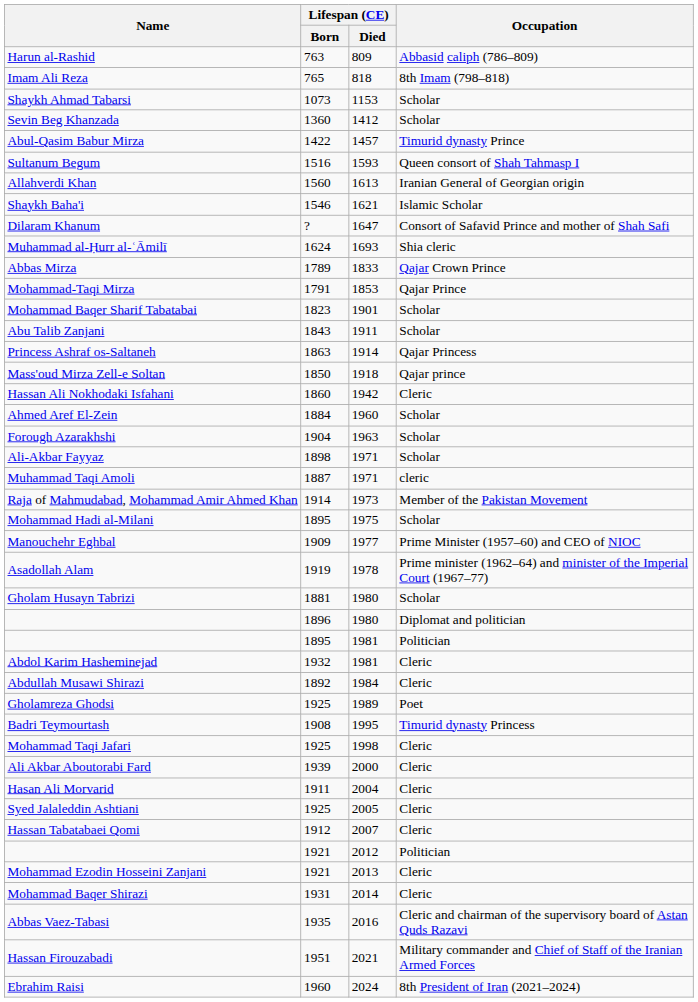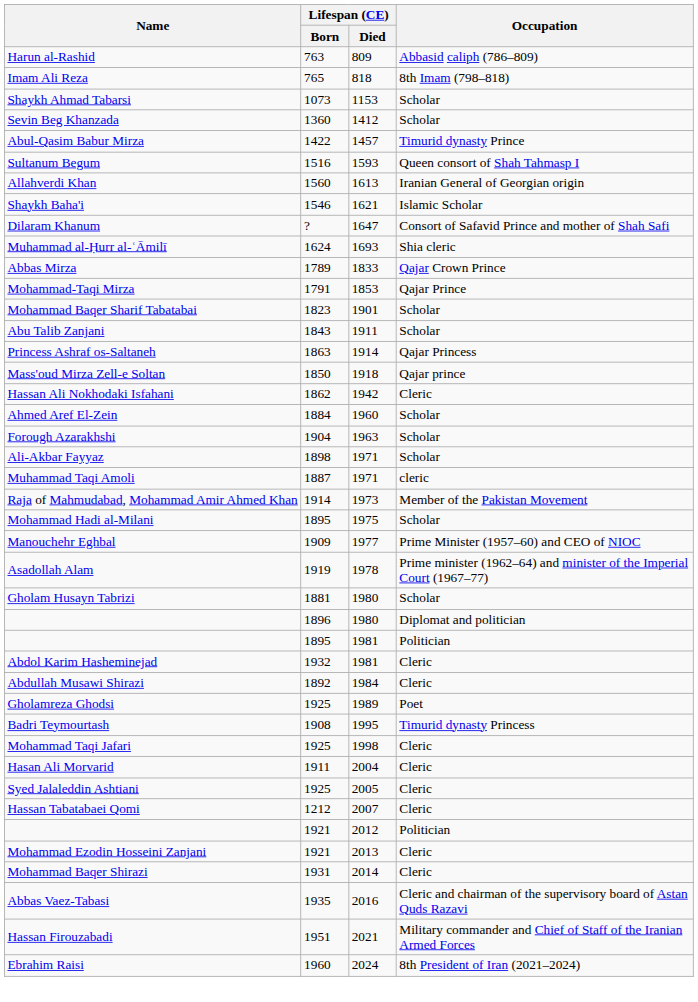(317, 394) 1860 -> (317, 394) 1862
- row: (79, 767)
(317, 830) 1912 -> (317, 809) 1212
